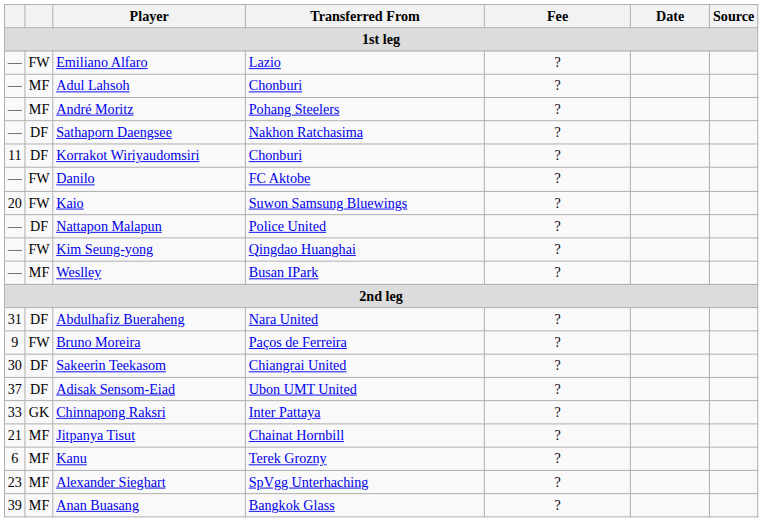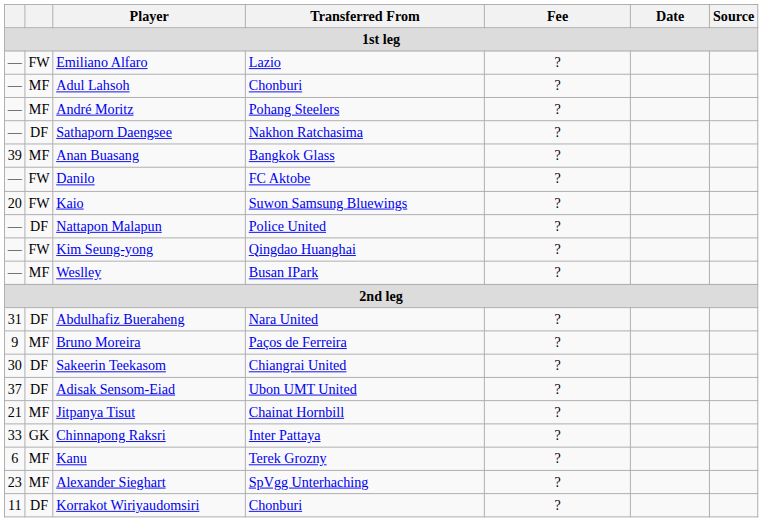rows swapped: (98, 505) <-> (128, 156)
(39, 342) FW -> (39, 342) MF
rows swapped: (96, 435) <-> (111, 412)
